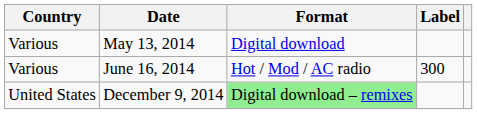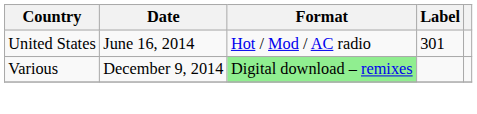- row: (149, 43)
(33, 69) Various -> (52, 43) United States
(432, 69) 300 -> (432, 43) 301
(52, 95) United States -> (33, 69) Various
